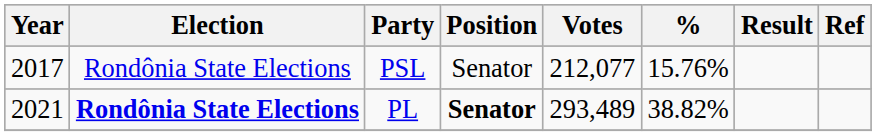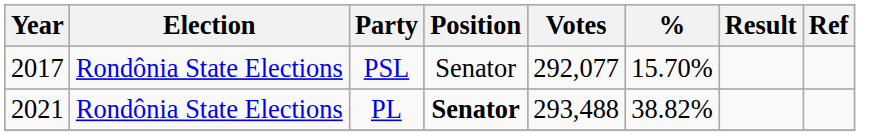(592, 67) 212,077 -> (576, 67) 292,077
(688, 67) 15.76% -> (672, 67) 15.70%
(217, 109) bold -> (209, 109) normal
(592, 109) 293,489 -> (576, 109) 293,488
